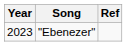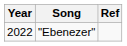(20, 31) 2023 -> (20, 31) 2022
